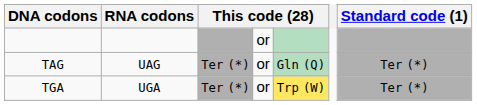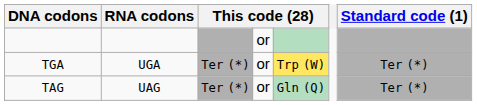rows swapped: (53, 65) <-> (53, 88)
